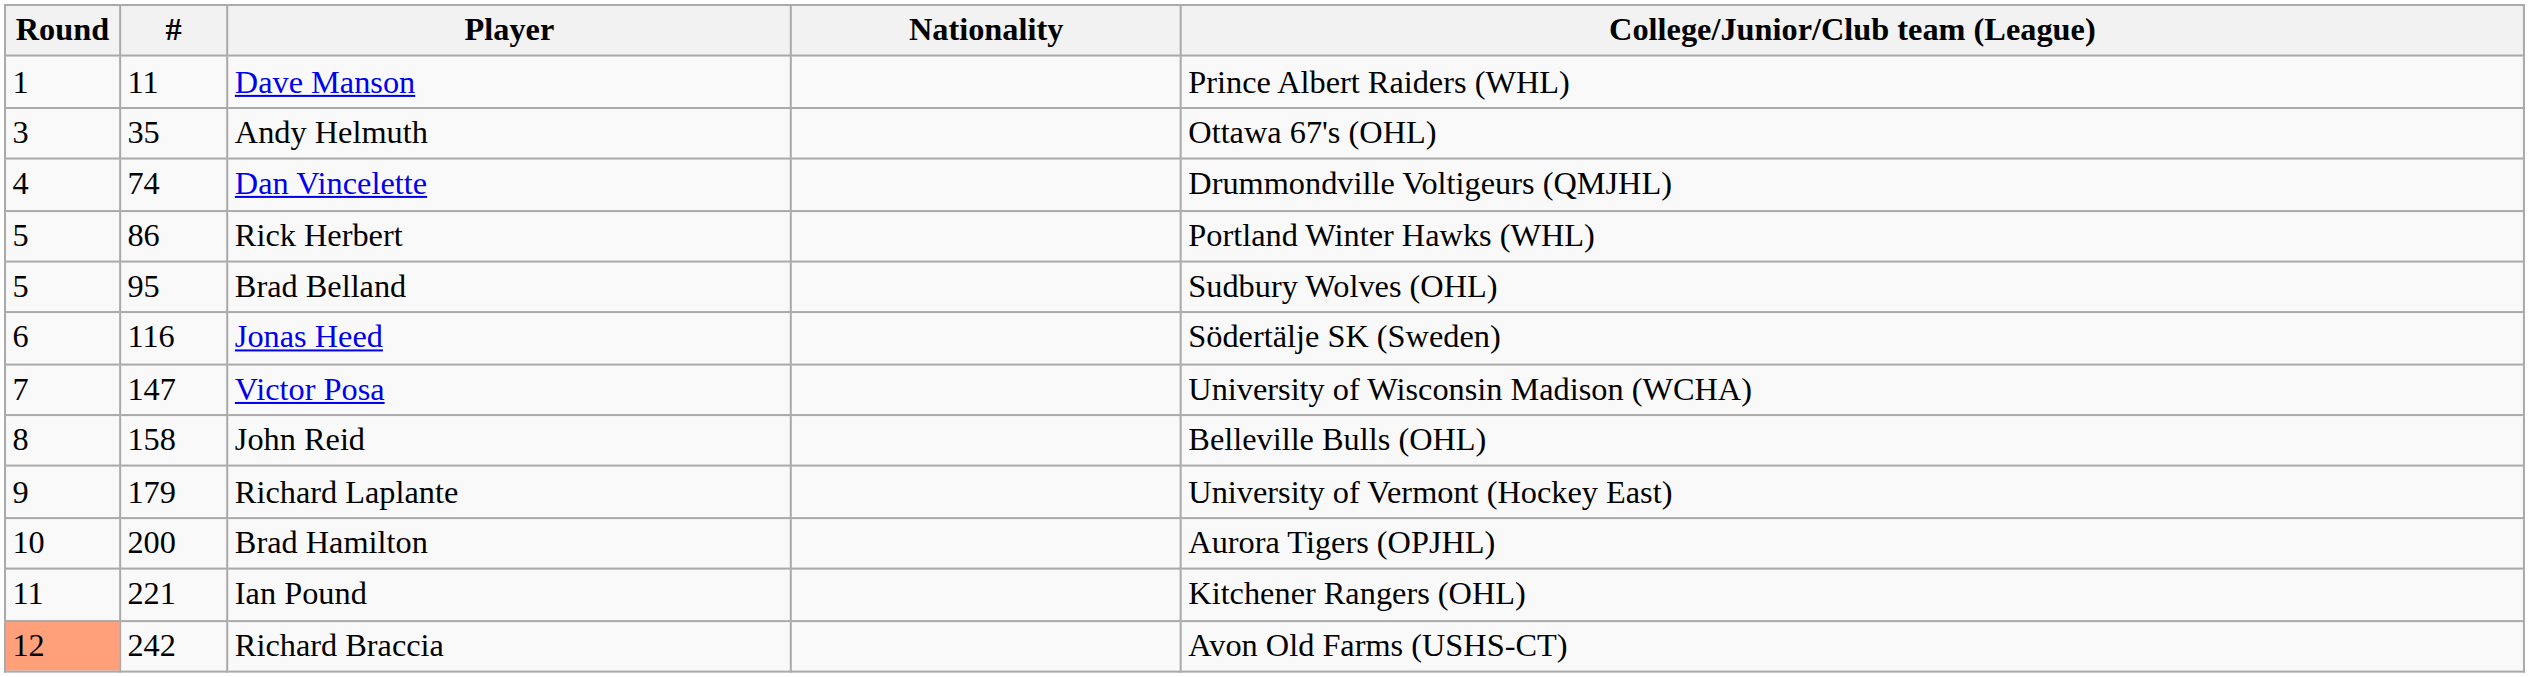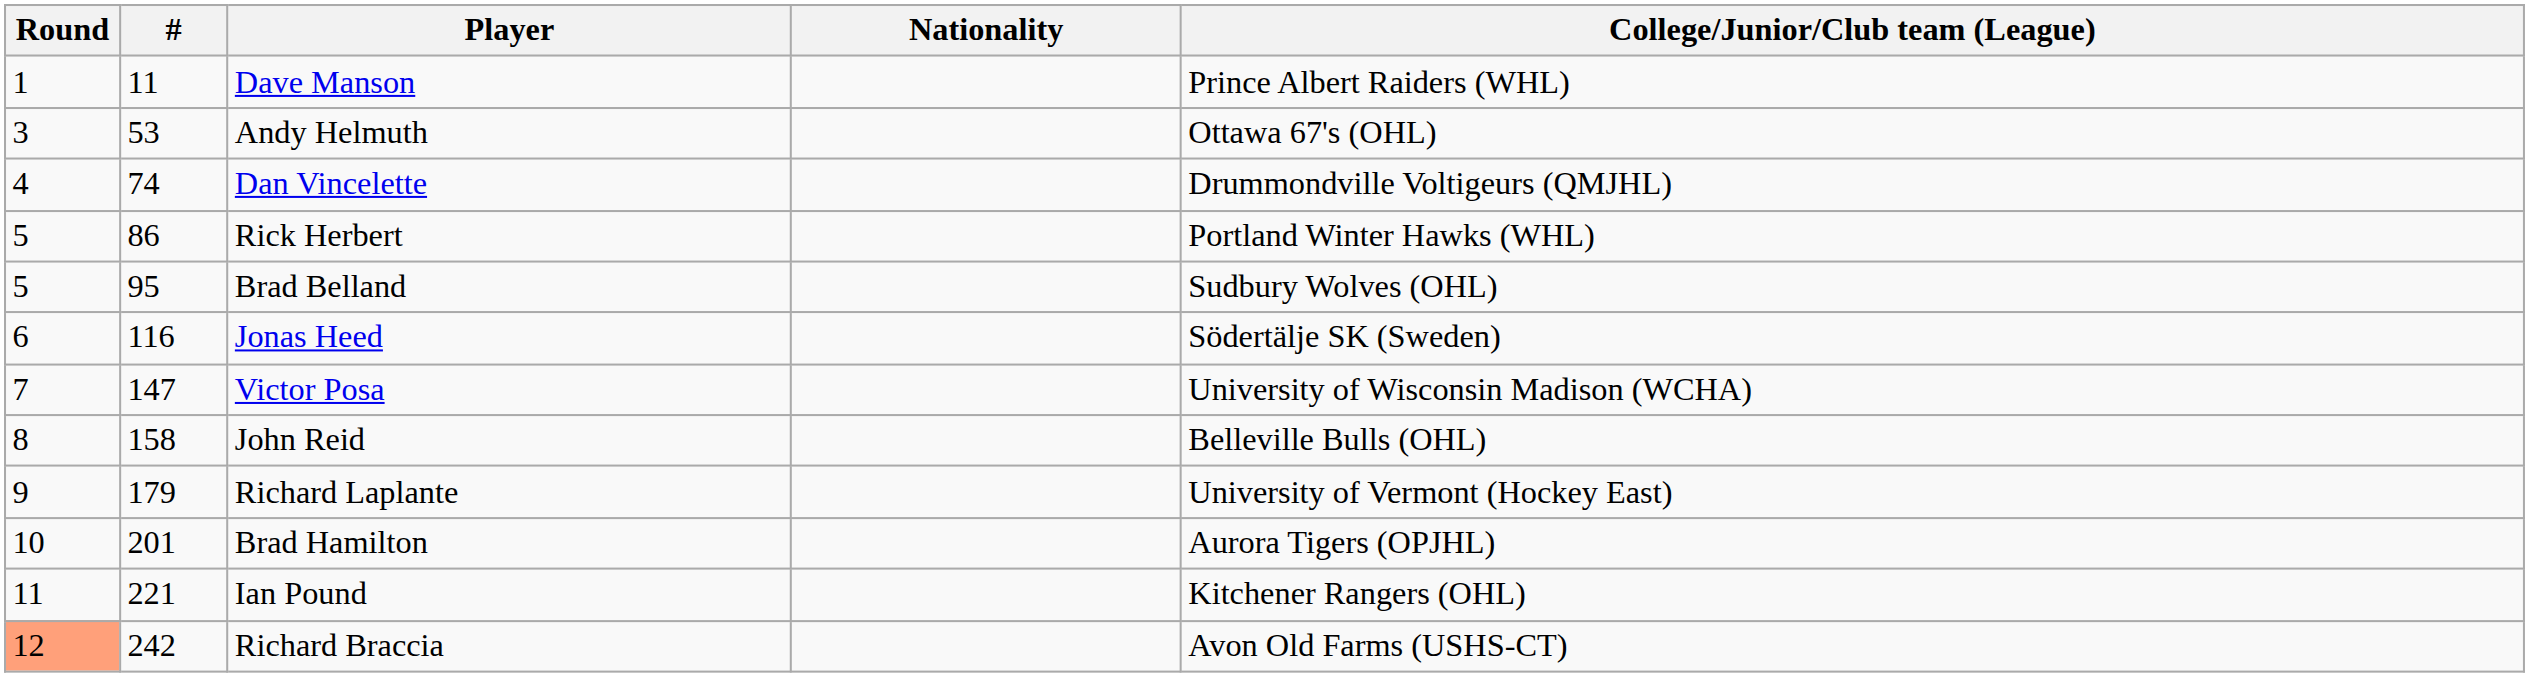(144, 132) 35 -> (144, 132) 53
(152, 542) 200 -> (152, 542) 201
